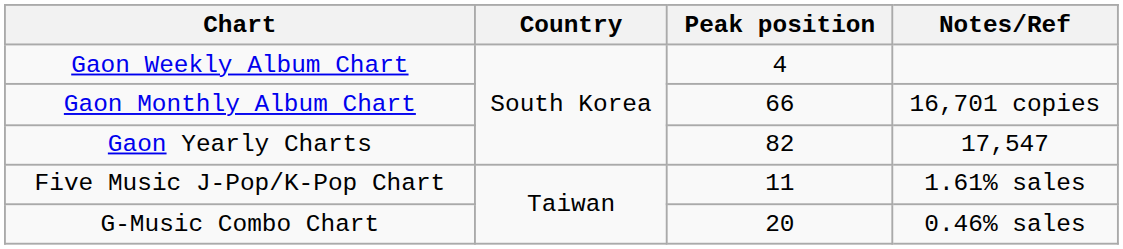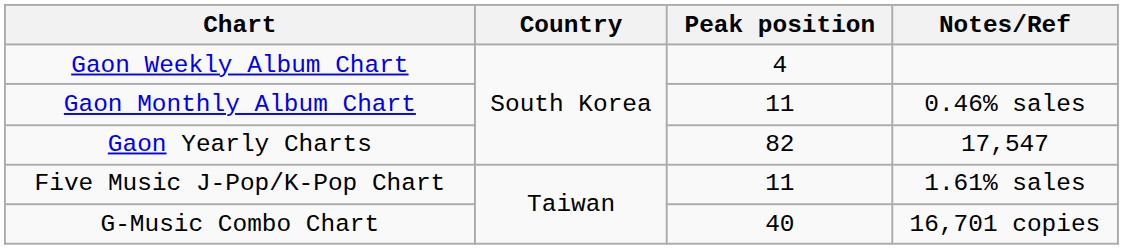(780, 105) 66 -> (780, 105) 11
(1005, 105) 16,701 copies -> (1005, 105) 0.46% sales
(780, 224) 20 -> (780, 224) 40
(1005, 224) 0.46% sales -> (1005, 224) 16,701 copies
